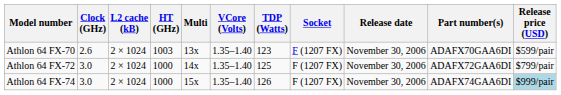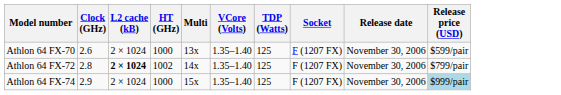- column: (471, 23)
(163, 50) 1003 -> (163, 50) 1000
(264, 50) 123 -> (264, 50) 125
(86, 66) 3.0 -> (86, 66) 2.8
(128, 66) normal -> (128, 66) bold
(163, 66) 1000 -> (163, 66) 1002
(86, 81) 3.0 -> (86, 81) 2.9
(264, 81) 126 -> (264, 81) 125
